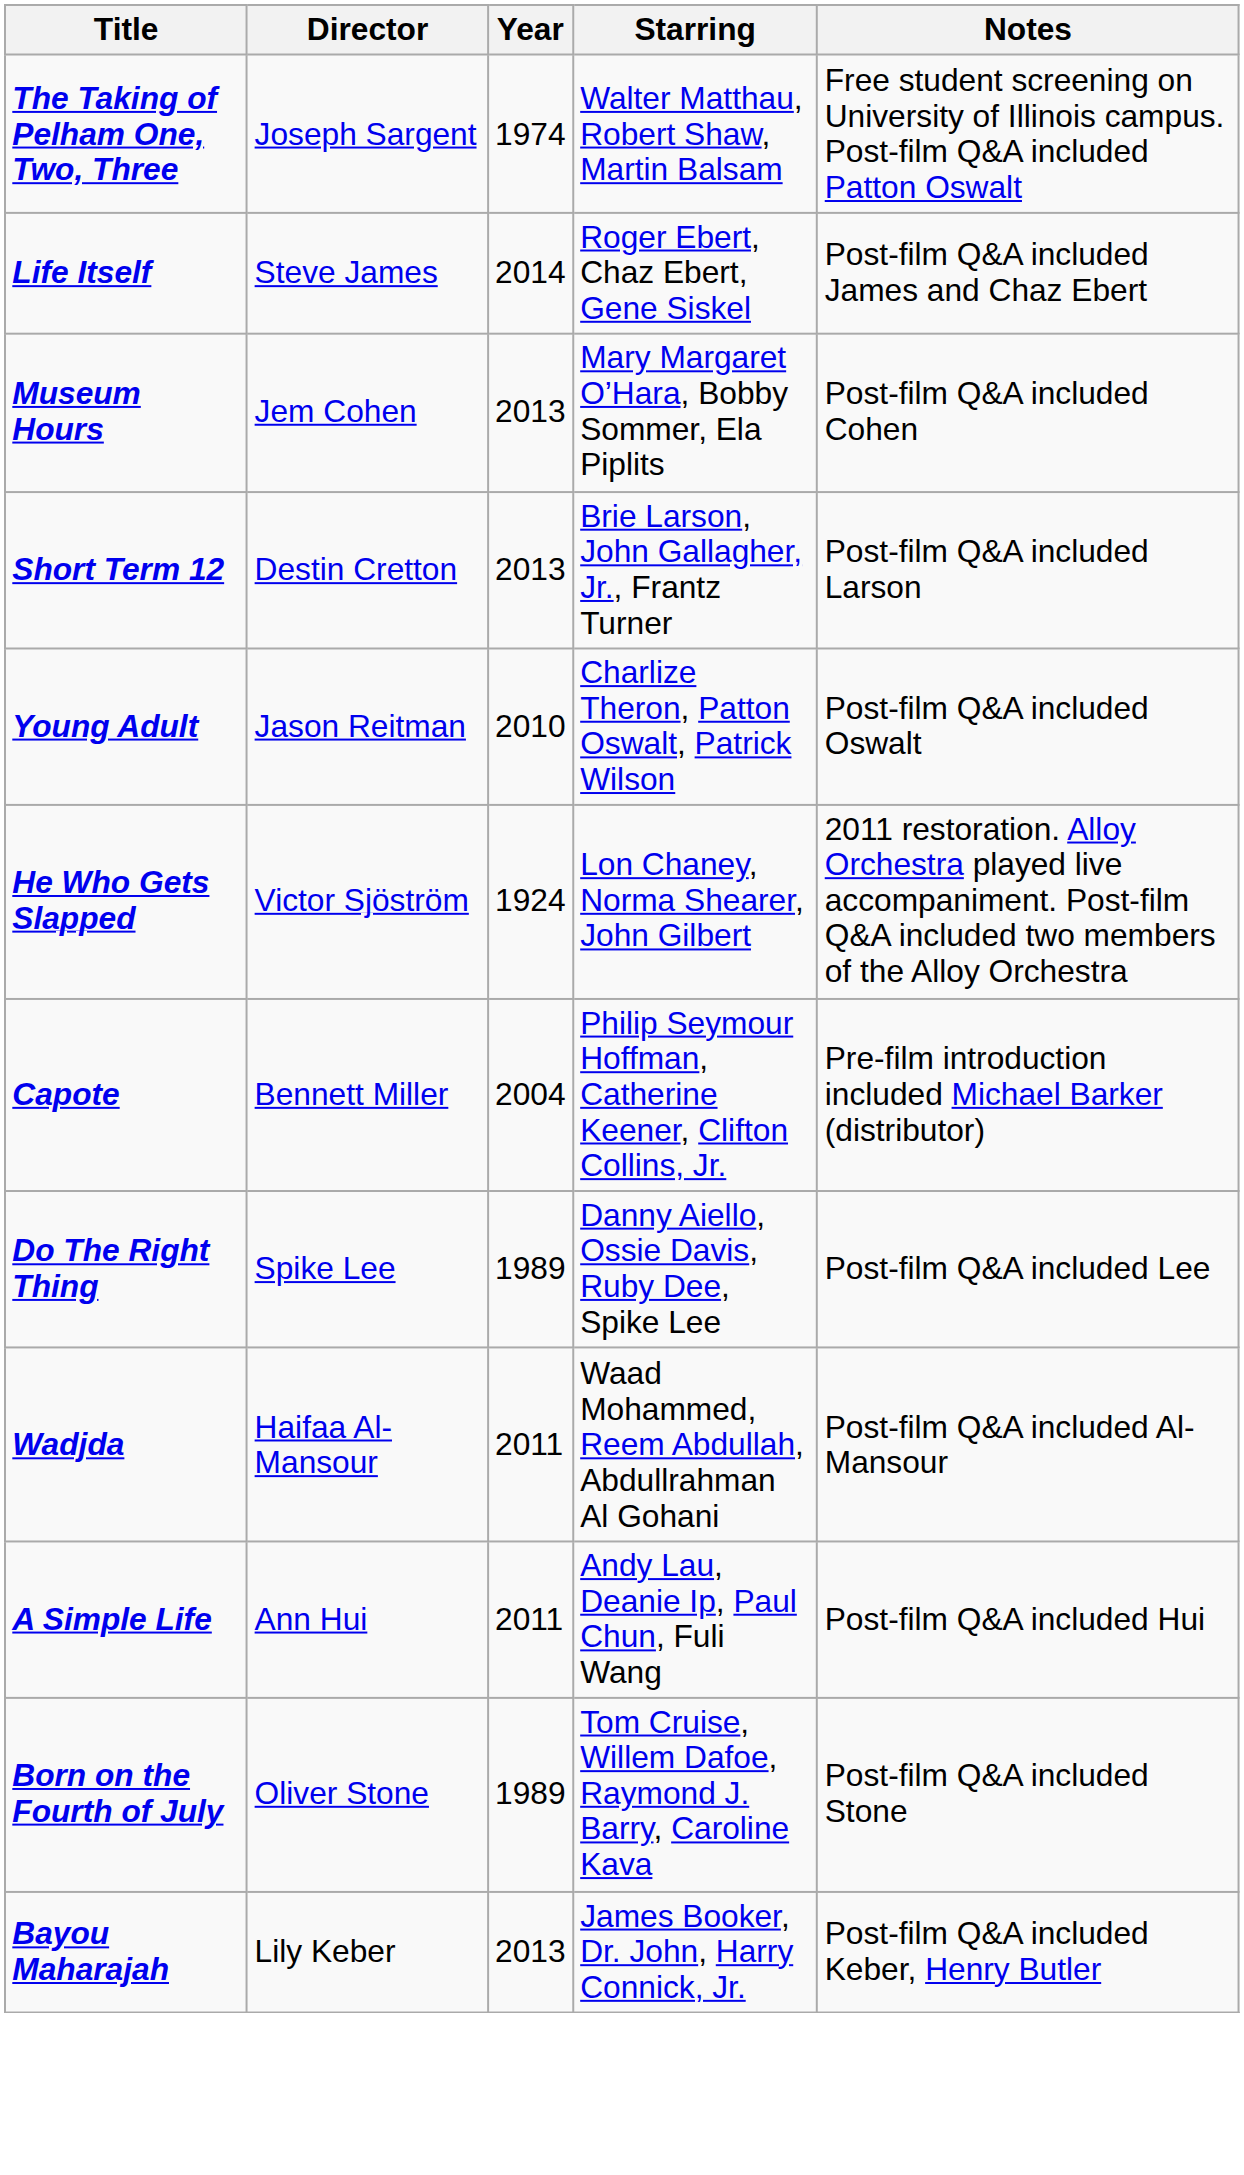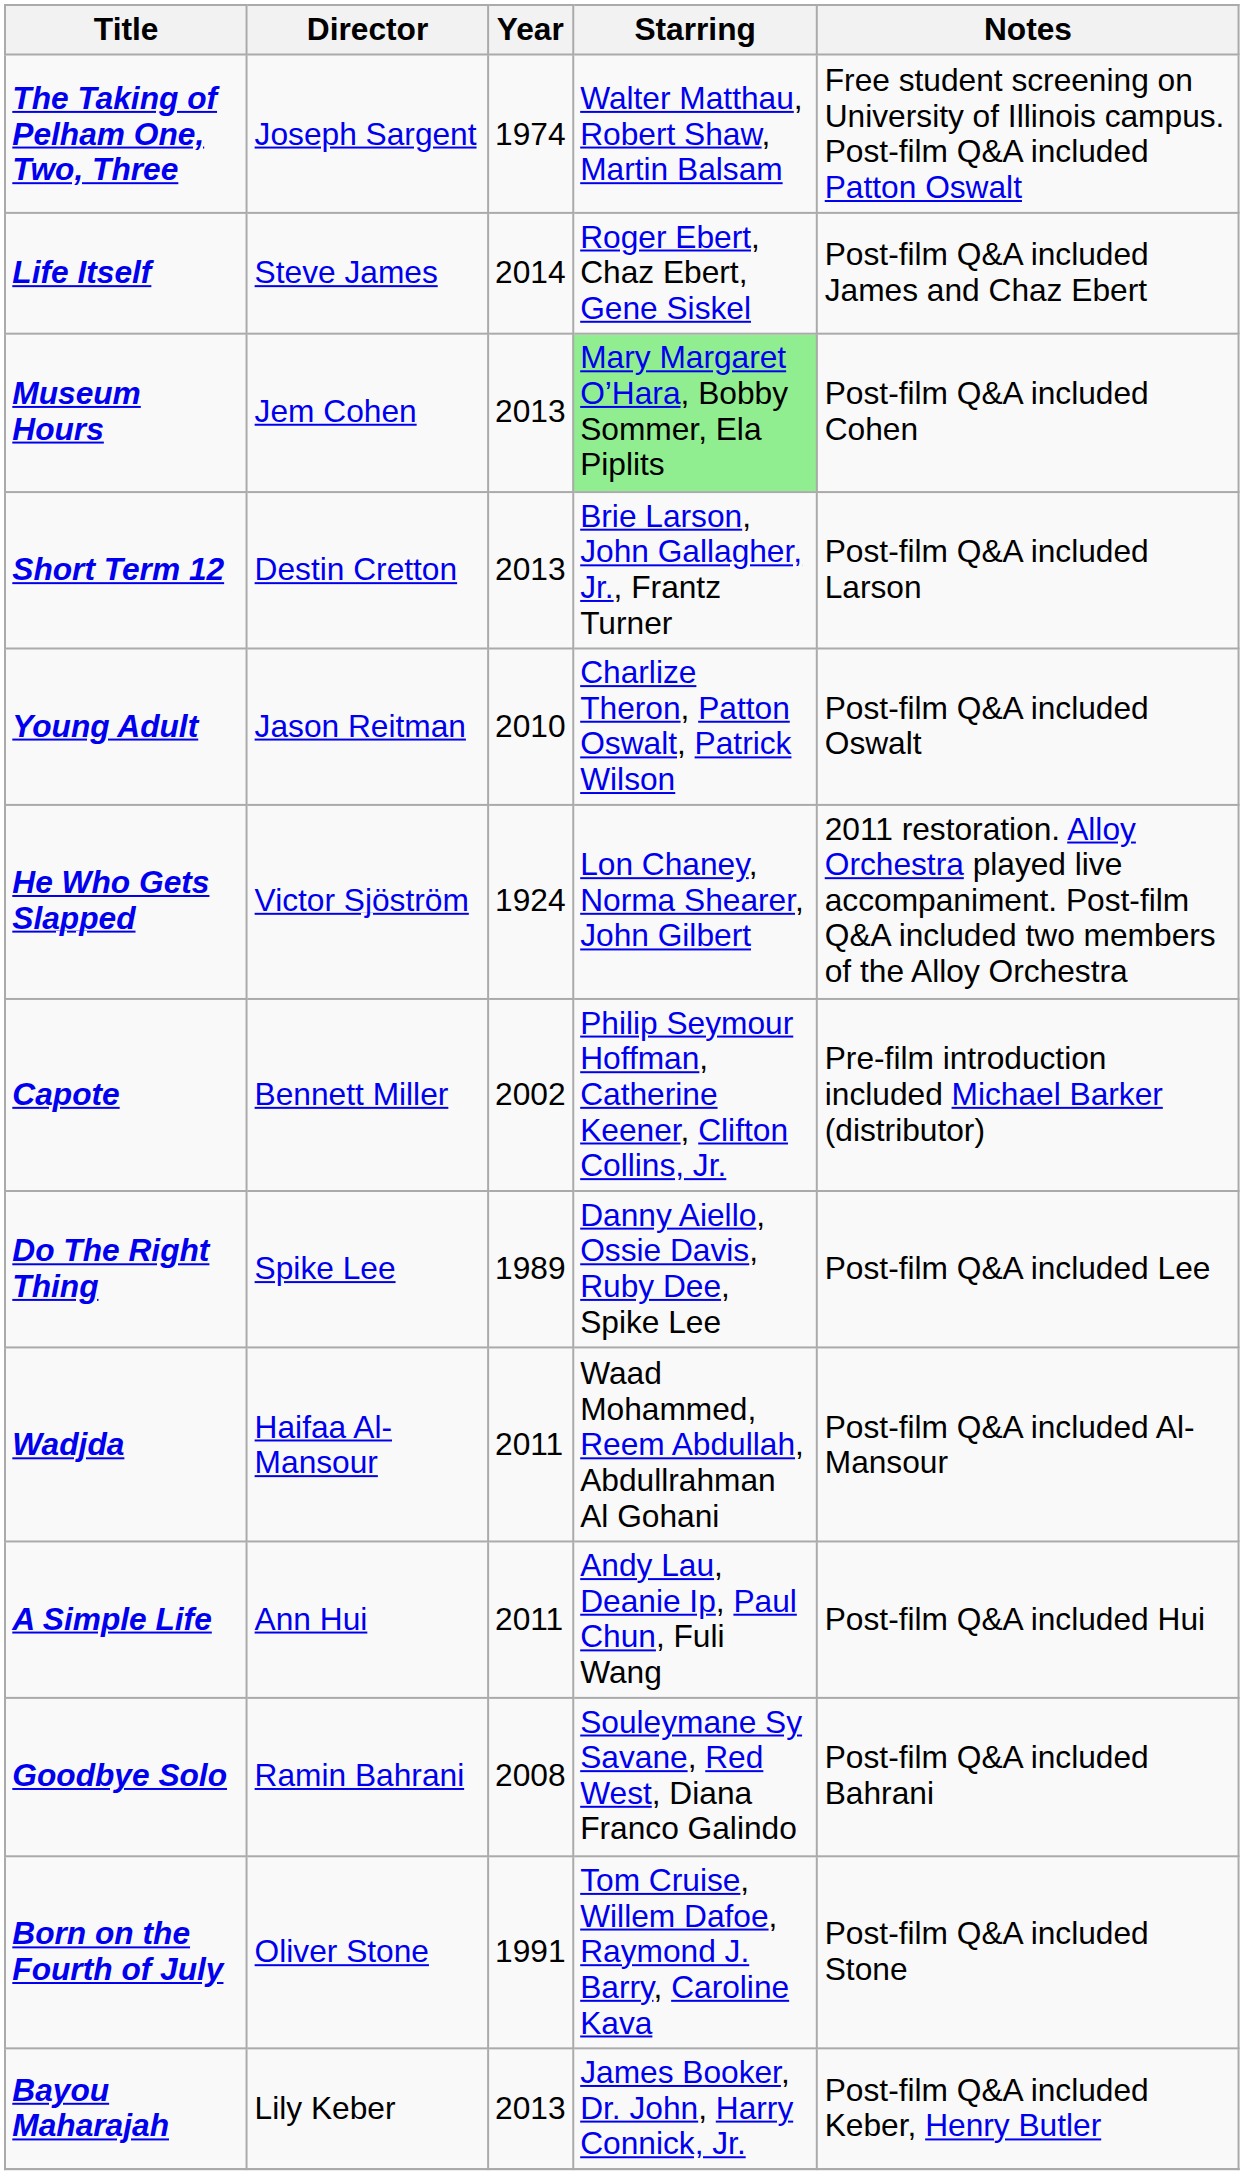(684, 412) no background -> (684, 412) lightgreen background
(530, 1094) 2004 -> (530, 1094) 2002
+ row: (120, 1776)
(530, 1794) 1989 -> (530, 1951) 1991
